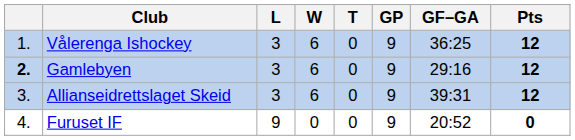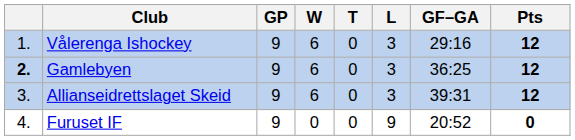columns swapped: (391, 17) <-> (276, 17)
(450, 43) 36:25 -> (450, 43) 29:16
(450, 69) 29:16 -> (450, 69) 36:25
